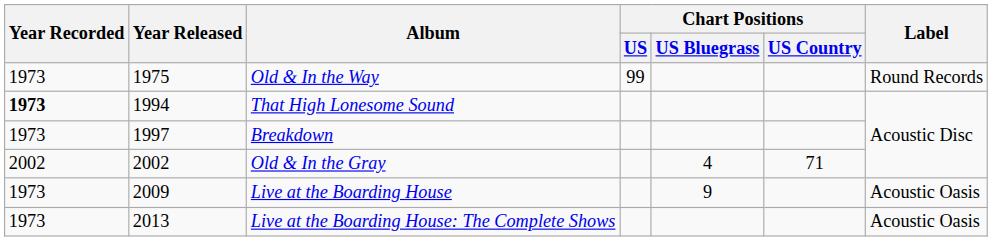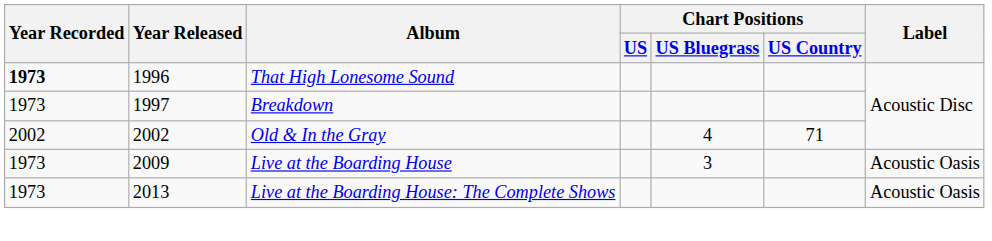- row: (315, 76)
(151, 105) 1994 -> (151, 76) 1996
(708, 192) 9 -> (708, 163) 3
